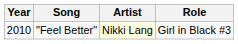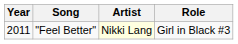(19, 30) 2010 -> (19, 30) 2011
